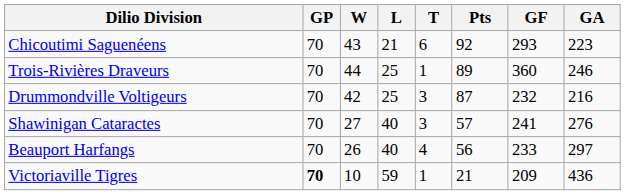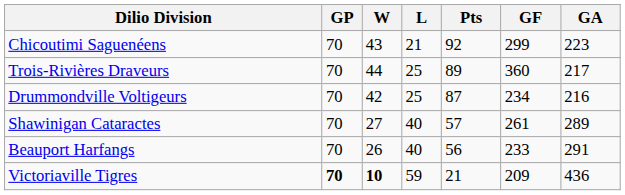- column: (433, 17)
(524, 44) 293 -> (517, 44) 299
(580, 70) 246 -> (577, 70) 217
(524, 96) 232 -> (517, 96) 234
(524, 123) 241 -> (517, 123) 261
(580, 123) 276 -> (577, 123) 289
(580, 149) 297 -> (577, 149) 291
(352, 176) normal -> (374, 176) bold
